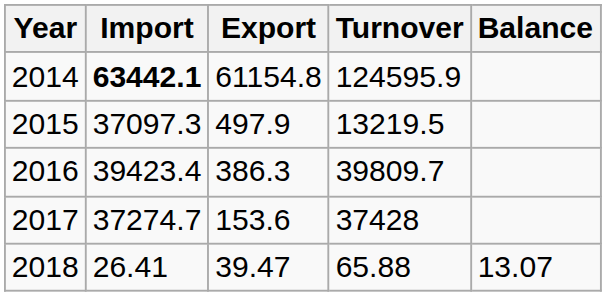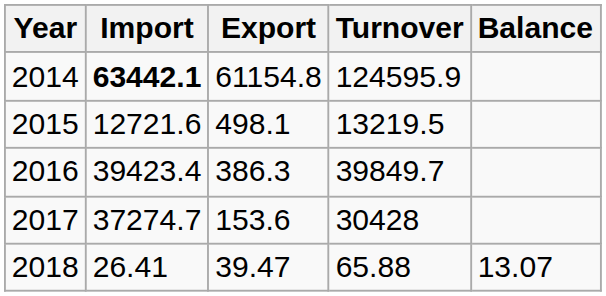(147, 123) 37097.3 -> (147, 123) 12721.6
(253, 123) 497.9 -> (253, 123) 498.1
(390, 171) 39809.7 -> (390, 171) 39849.7
(377, 219) 37428 -> (377, 219) 30428
